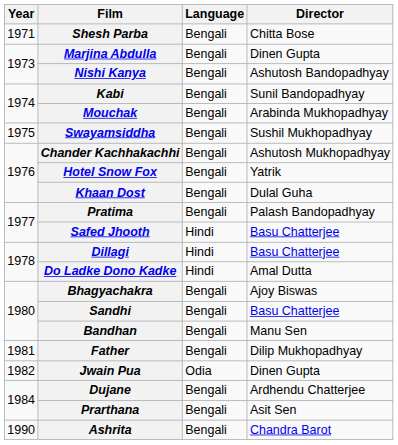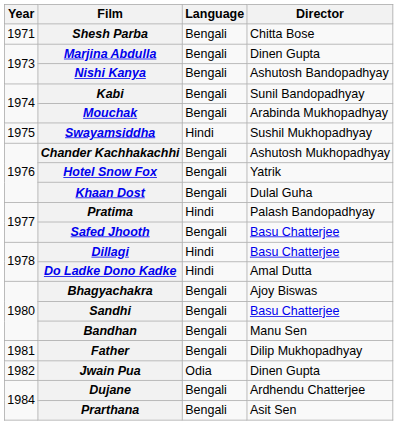(206, 133) Bengali -> (199, 133) Hindi
(206, 212) Bengali -> (199, 212) Hindi
(199, 232) Hindi -> (206, 232) Bengali
- row: (110, 430)
